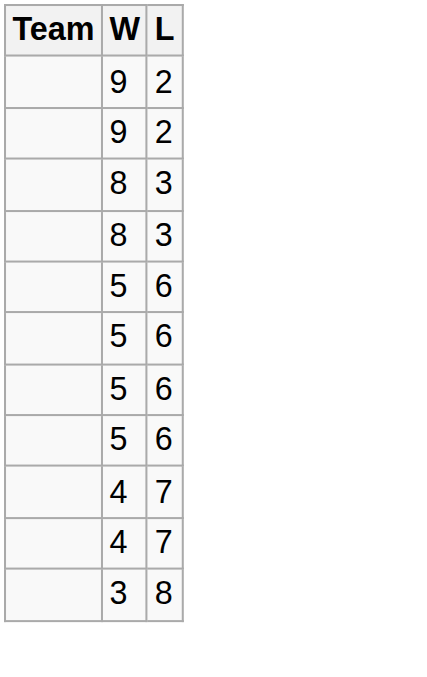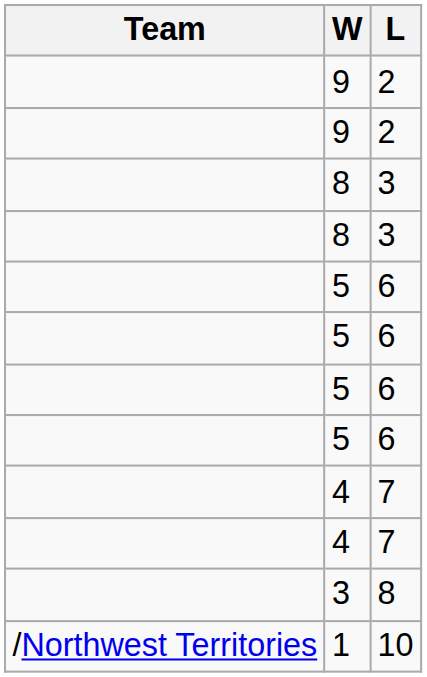+ row: (341, 645)
